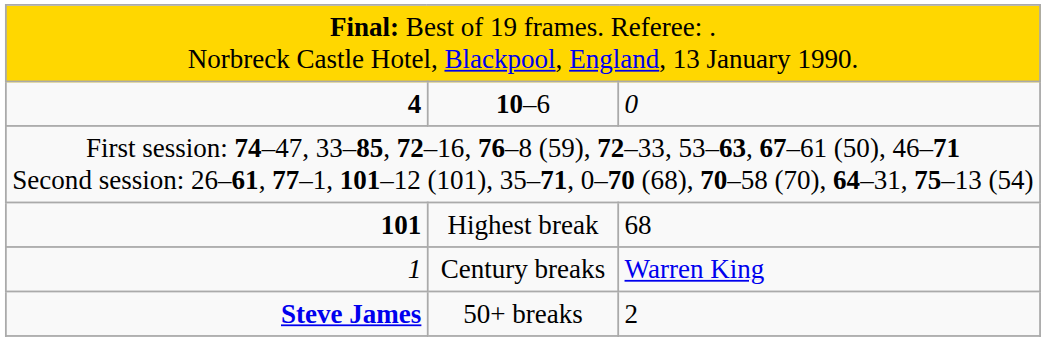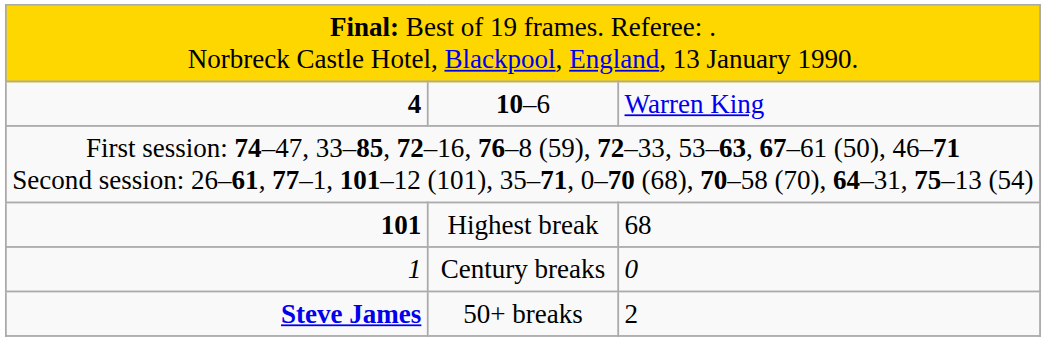(631, 103) 0 -> (694, 103) Warren King
(694, 269) Warren King -> (631, 269) 0
